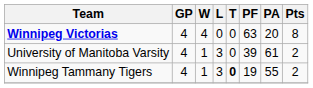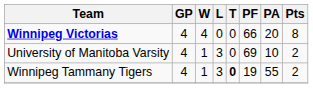(250, 33) 63 -> (250, 33) 66
(250, 53) 39 -> (250, 53) 69
(272, 53) 61 -> (272, 53) 10
